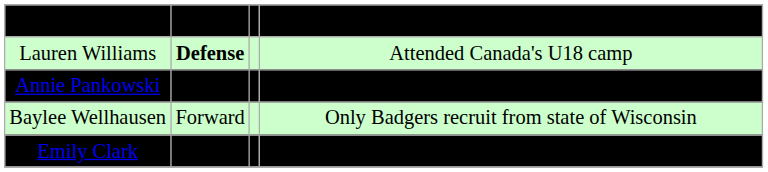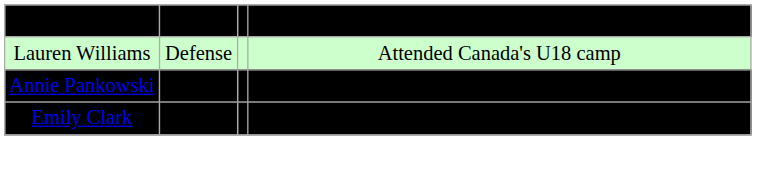(210, 53) bold -> (199, 53) normal
(511, 85) Invited to the 2014 USA Hockey Women's National Festival -> (499, 85) Competed at IIHF U18 Women's Worlds
- row: (88, 118)
(511, 150) Competed at IIHF U18 Women's Worlds -> (499, 118) Invited to the 2014 USA Hockey Women's National Festival
